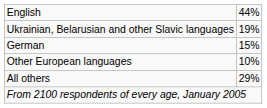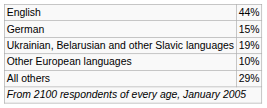rows swapped: (26, 45) <-> (120, 29)
